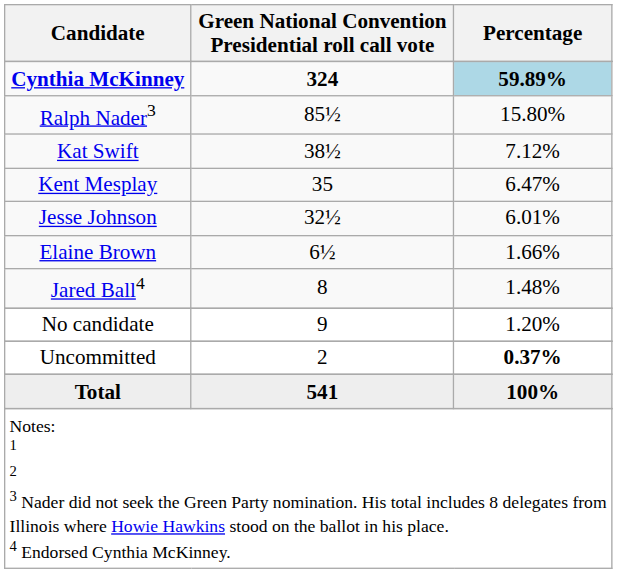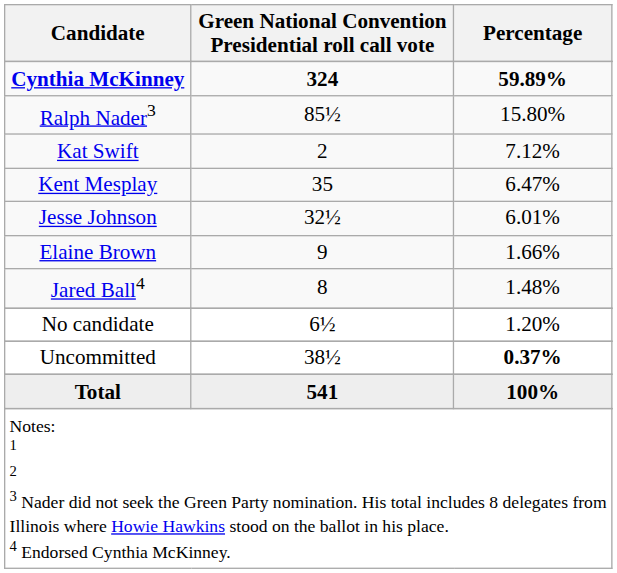(533, 78) lightblue background -> (533, 78) no background
(322, 151) 38½ -> (322, 151) 2
(322, 251) 6½ -> (322, 251) 9
(322, 324) 9 -> (322, 324) 6½
(322, 357) 2 -> (322, 357) 38½
